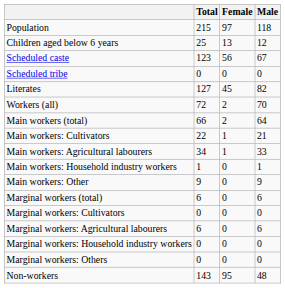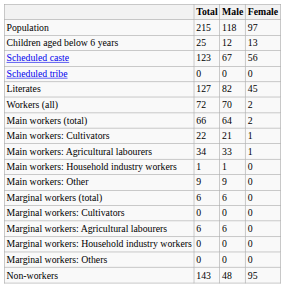columns swapped: (268, 12) <-> (237, 12)
